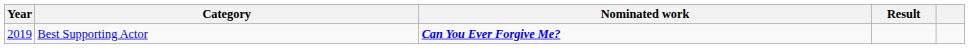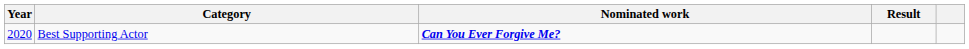(20, 33) 2019 -> (20, 33) 2020
